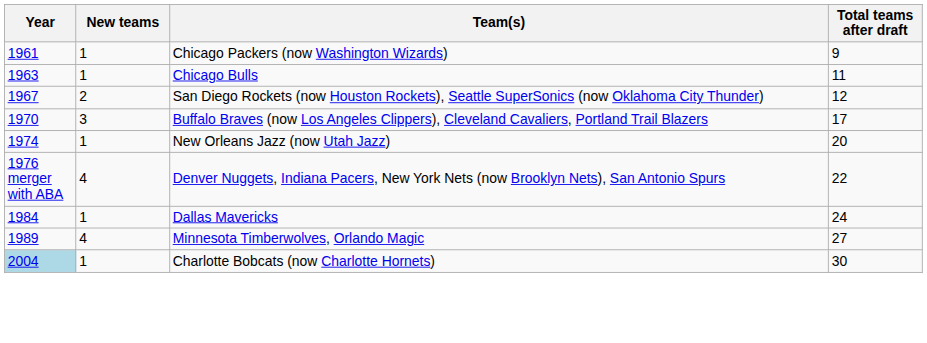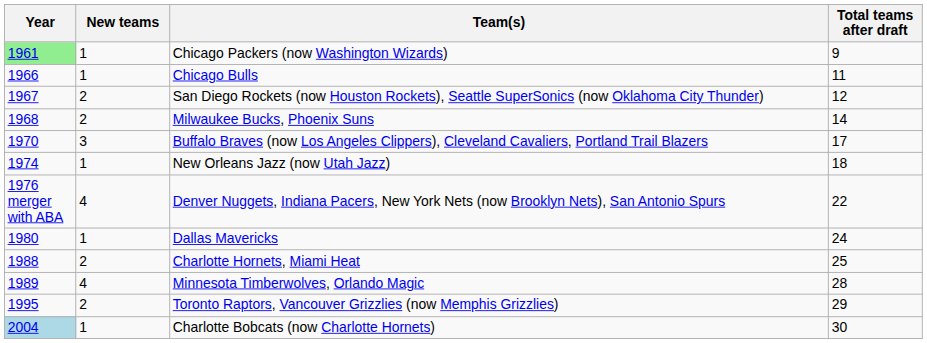(23, 53) no background -> (23, 53) lightgreen background
(23, 75) 1963 -> (23, 75) 1966
+ row: (273, 119)
(839, 141) 20 -> (839, 163) 18
(23, 217) 1984 -> (23, 239) 1980
+ row: (266, 261)
(839, 239) 27 -> (839, 283) 28
+ row: (366, 305)
